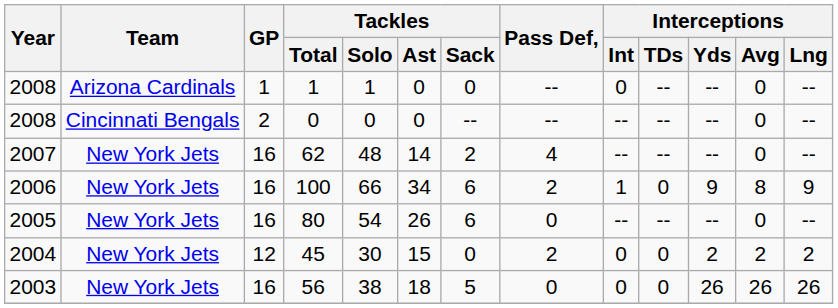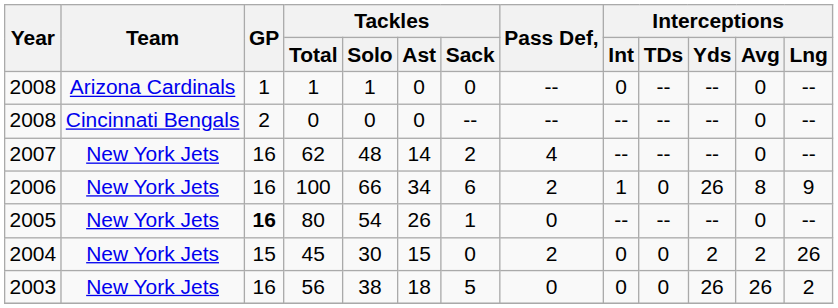(712, 187) 9 -> (712, 187) 26
(264, 220) normal -> (264, 220) bold
(470, 220) 6 -> (470, 220) 1
(264, 253) 12 -> (264, 253) 15
(809, 253) 2 -> (809, 253) 26
(809, 287) 26 -> (809, 287) 2
